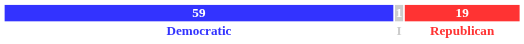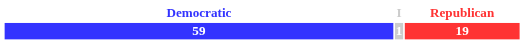rows swapped: (199, 13) <-> (199, 31)
